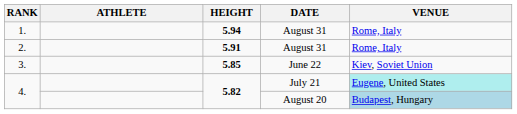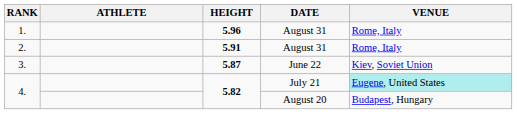(232, 30) 5.94 -> (232, 30) 5.96
(232, 65) 5.85 -> (232, 65) 5.87
(392, 100) lightblue background -> (392, 100) no background
